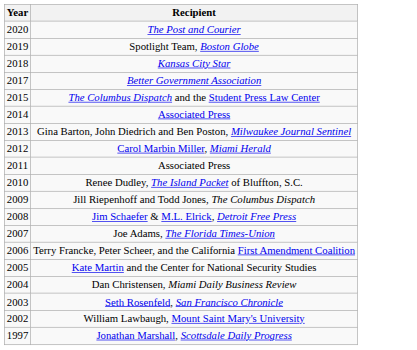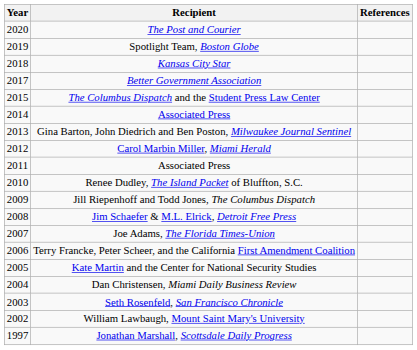+ column: (385, 13)
